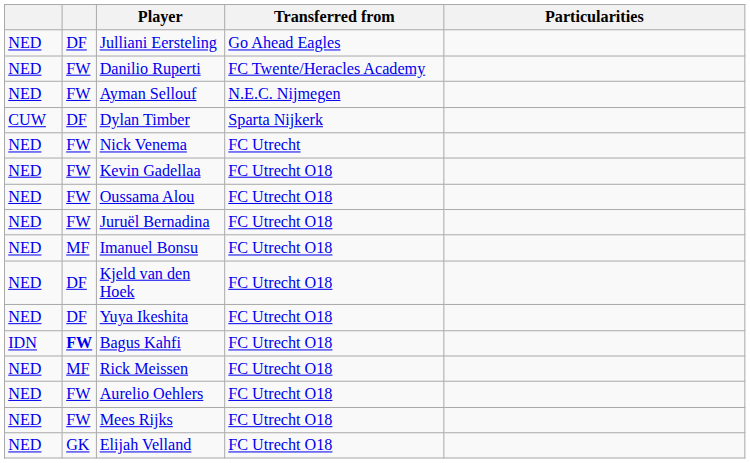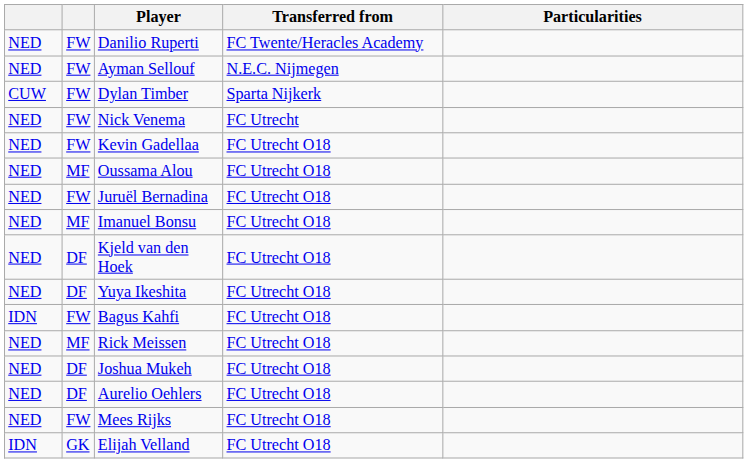- row: (158, 42)
(77, 119) DF -> (78, 94) FW
(78, 196) FW -> (78, 171) MF
(79, 343) bold -> (78, 317) normal
+ row: (145, 368)
(78, 394) FW -> (77, 394) DF
(25, 445) NED -> (23, 445) IDN
